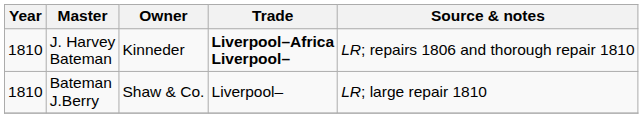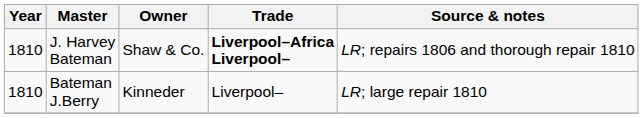(154, 50) Kinneder -> (163, 50) Shaw & Co.
(163, 92) Shaw & Co. -> (154, 92) Kinneder
